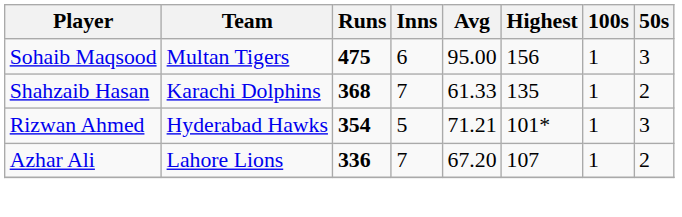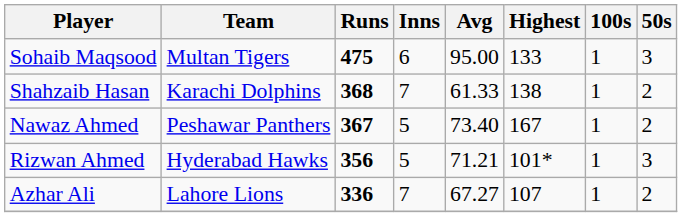(523, 56) 156 -> (525, 56) 133
(523, 90) 135 -> (525, 90) 138
+ row: (74, 125)
(354, 125) 354 -> (357, 159) 356
(472, 159) 67.20 -> (474, 194) 67.27
